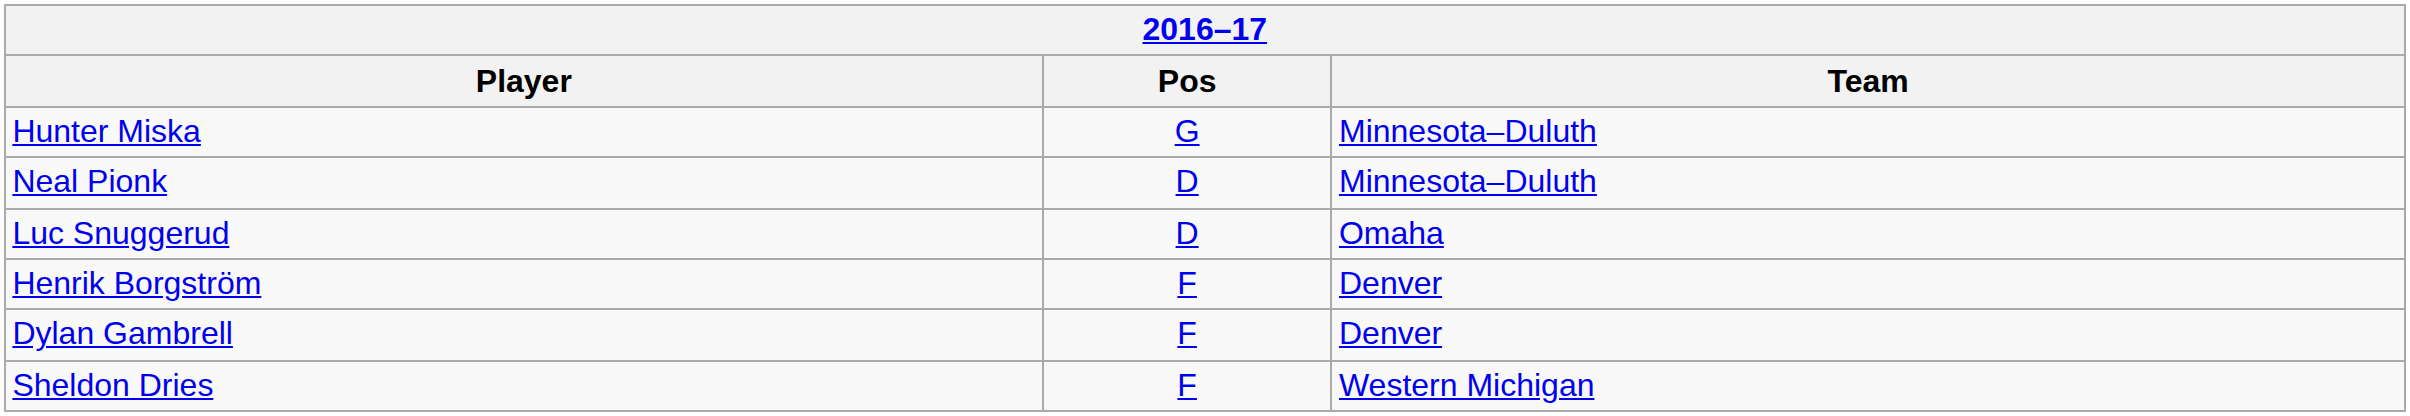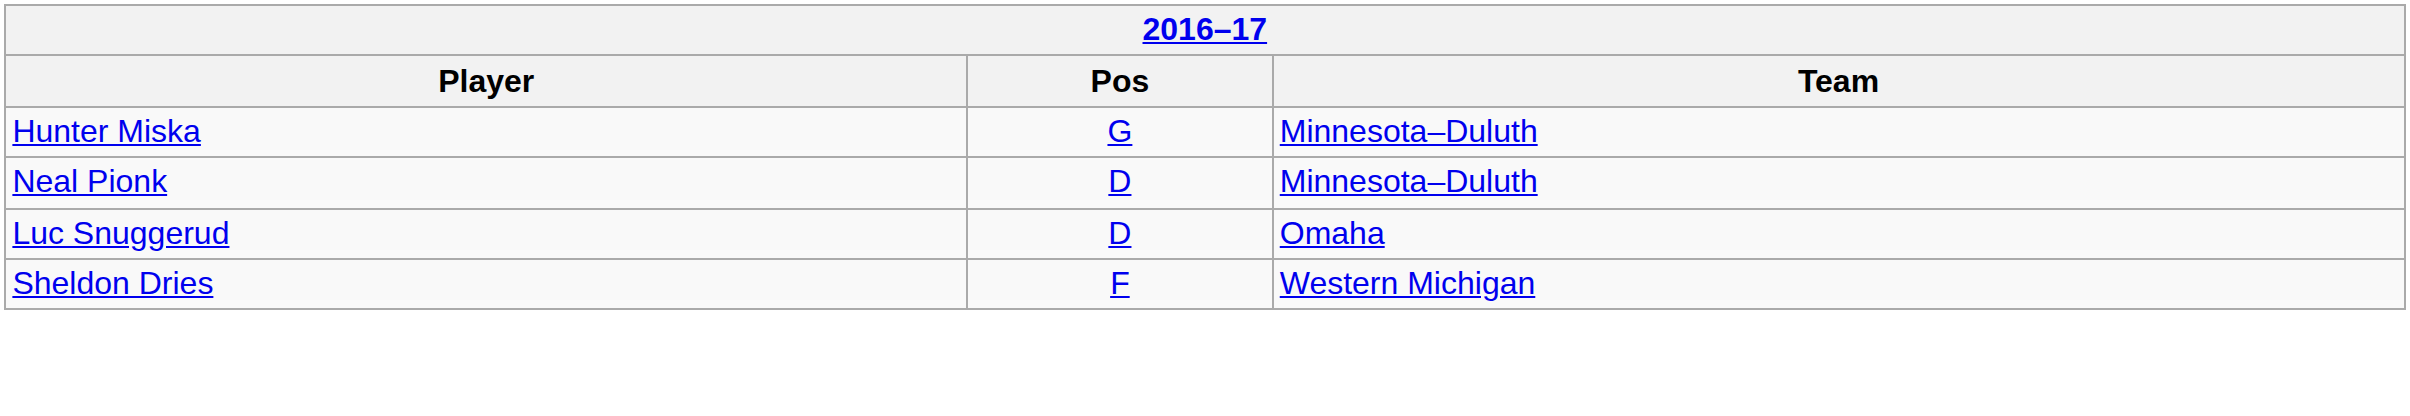- row: (137, 283)
- row: (123, 334)
